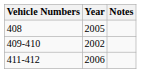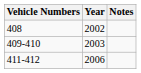(95, 28) 2005 -> (95, 28) 2002
(95, 44) 2002 -> (95, 44) 2003
